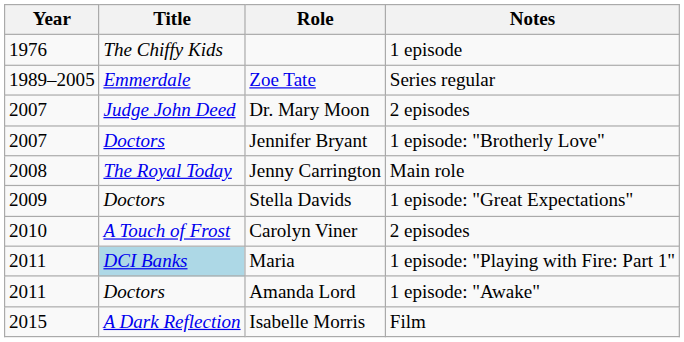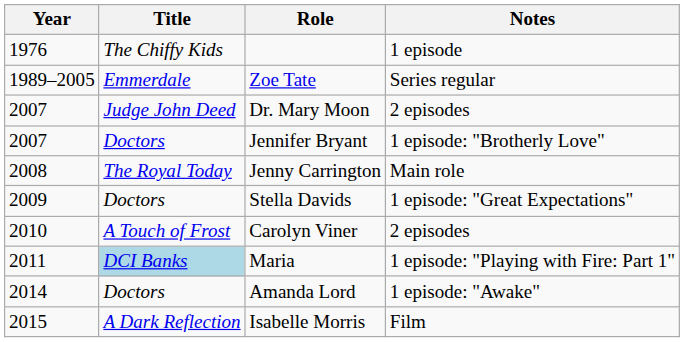(28, 291) 2011 -> (28, 291) 2014
